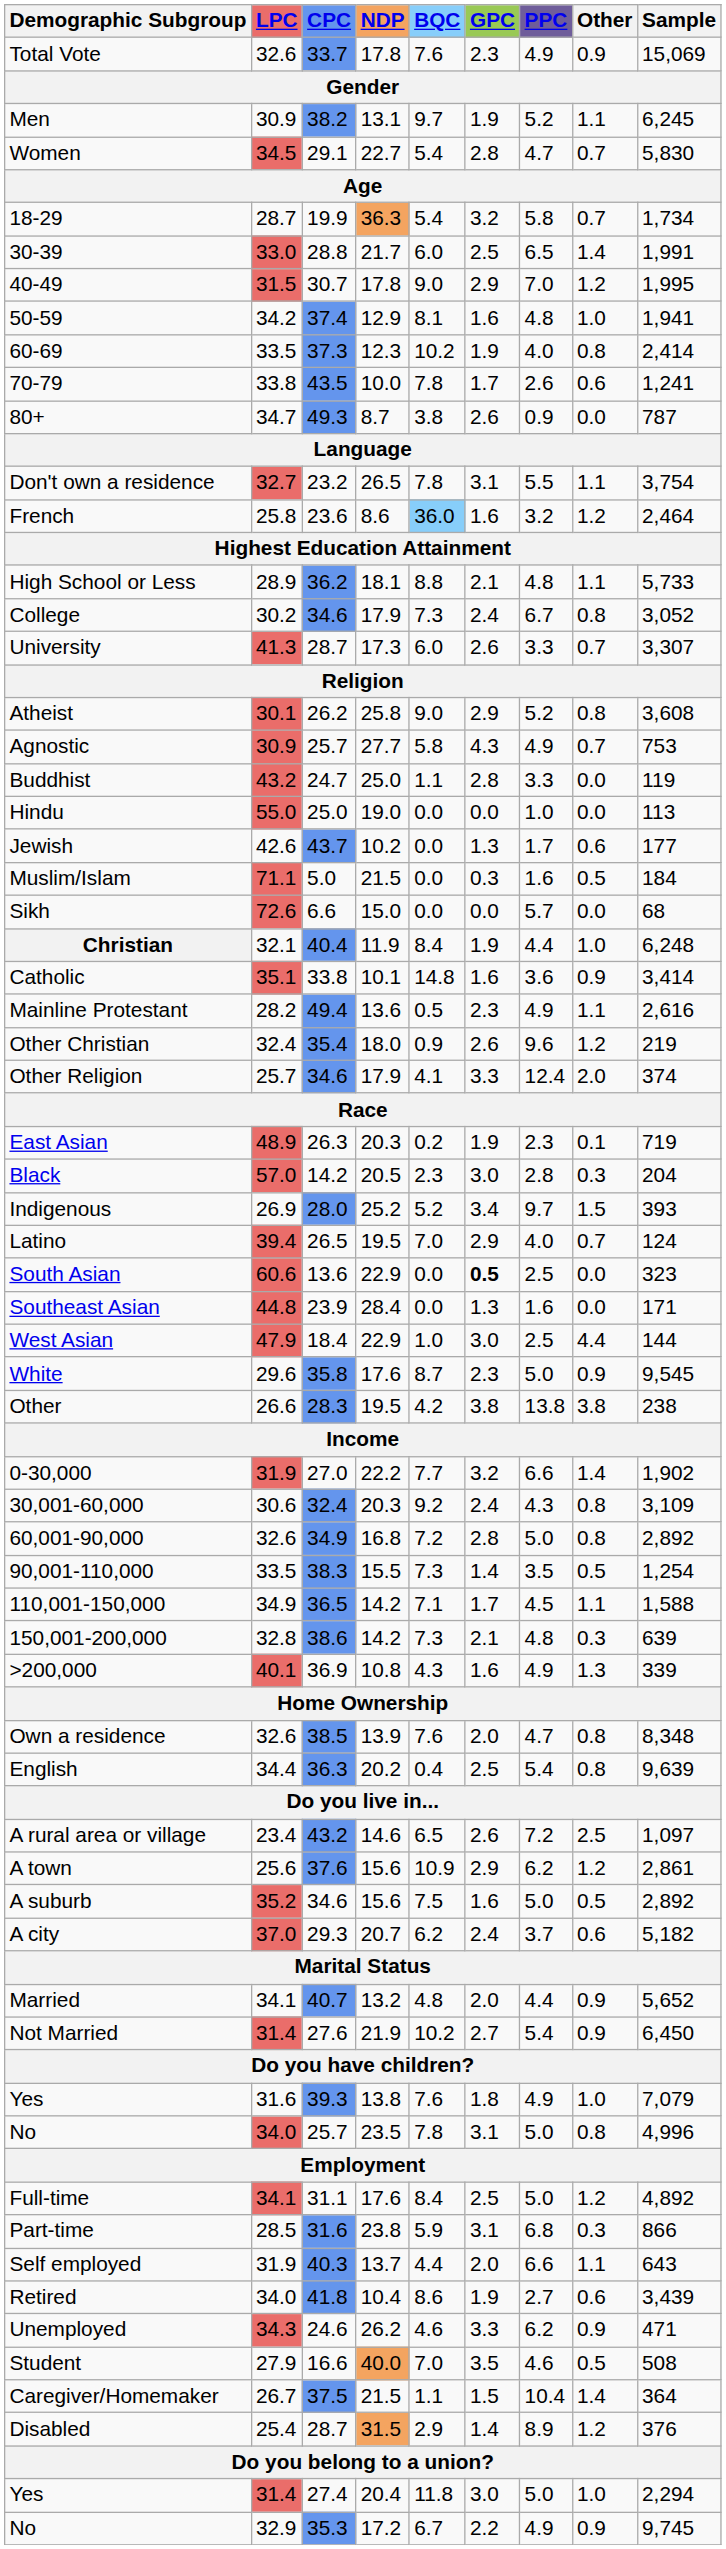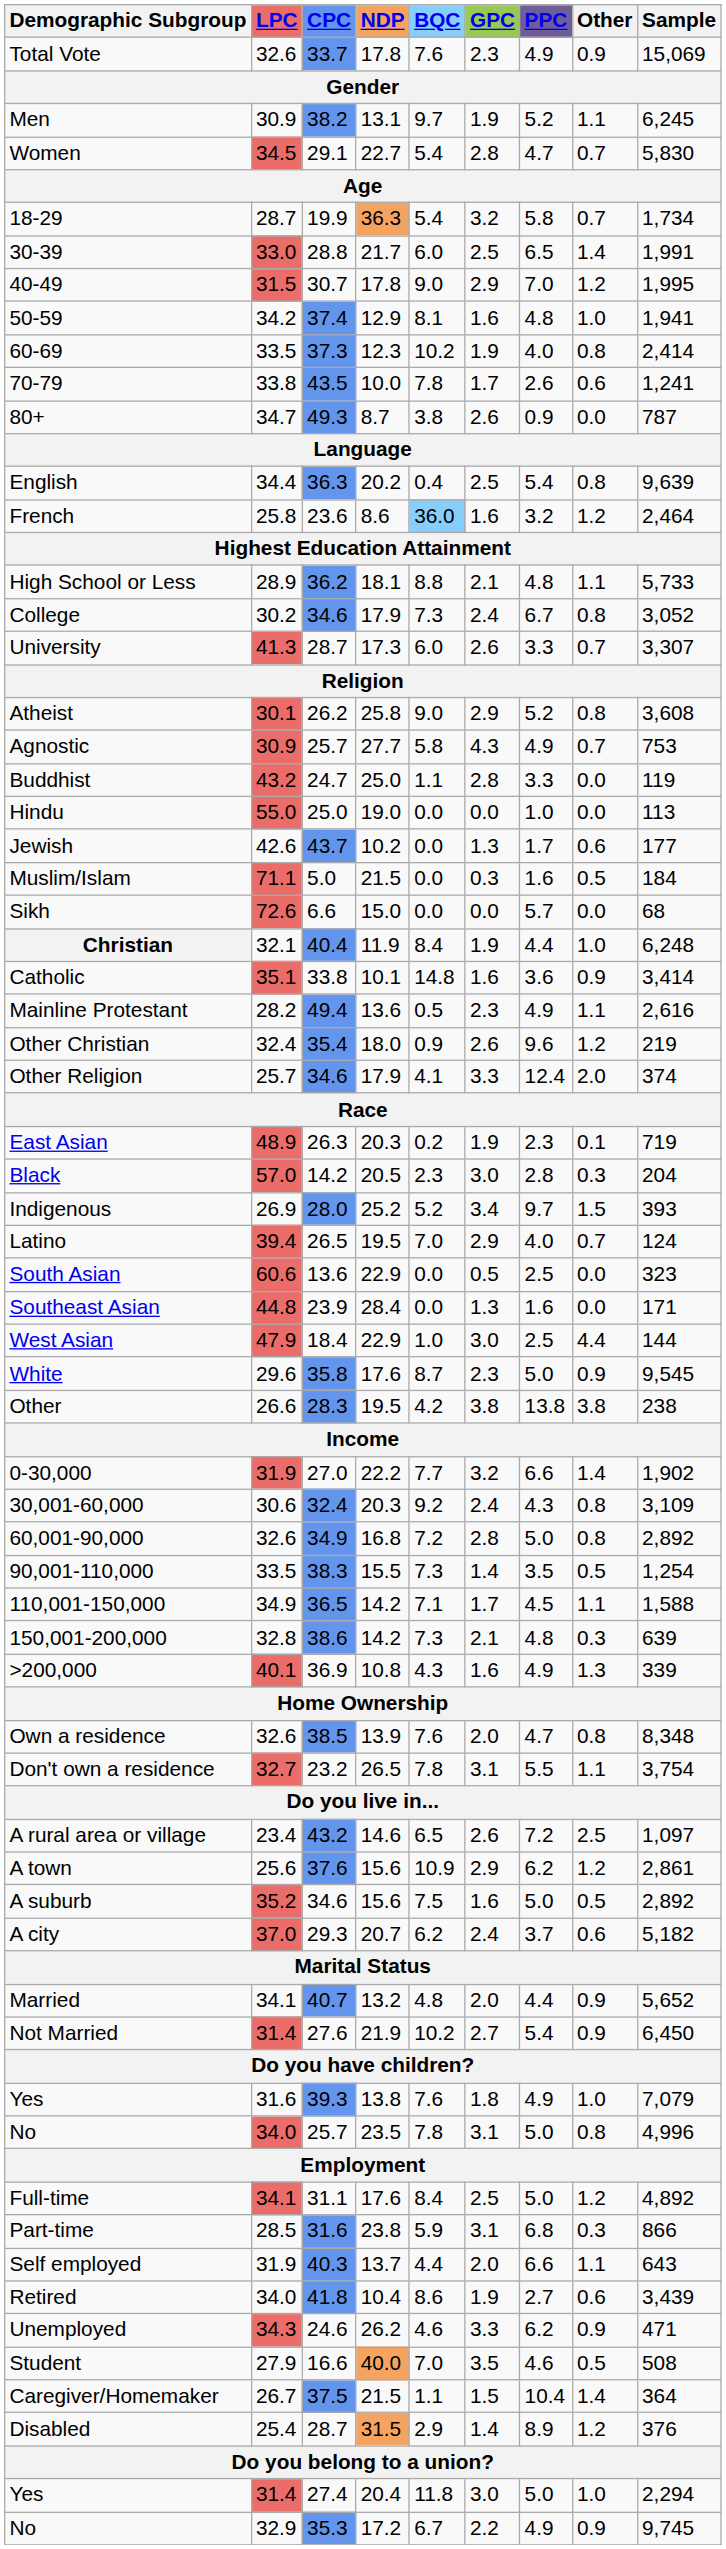rows swapped: (44, 1769) <-> (112, 482)
(484, 1274) bold -> (484, 1274) normal
